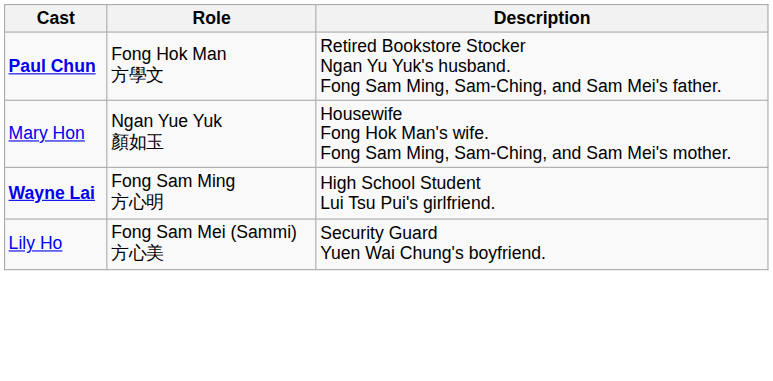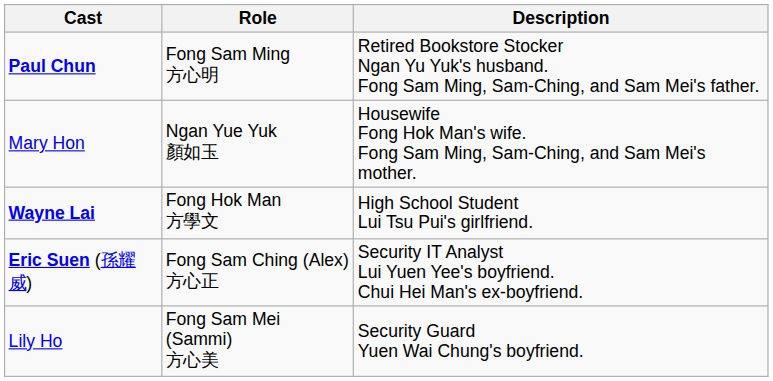(169, 65) Fong Hok Man 方學文 -> (228, 65) Fong Sam Ming 方心明
(173, 191) Fong Sam Ming 方心明 -> (224, 211) Fong Hok Man 方學文
+ row: (72, 271)
